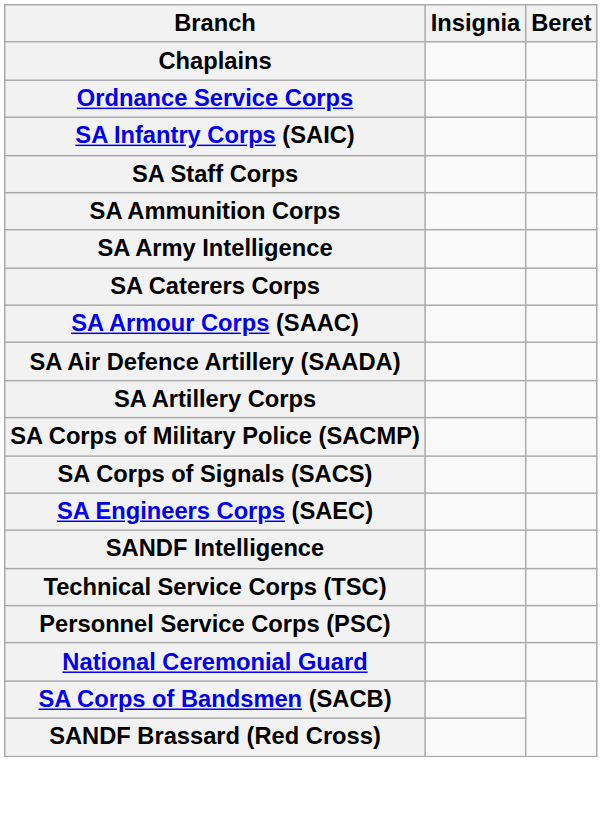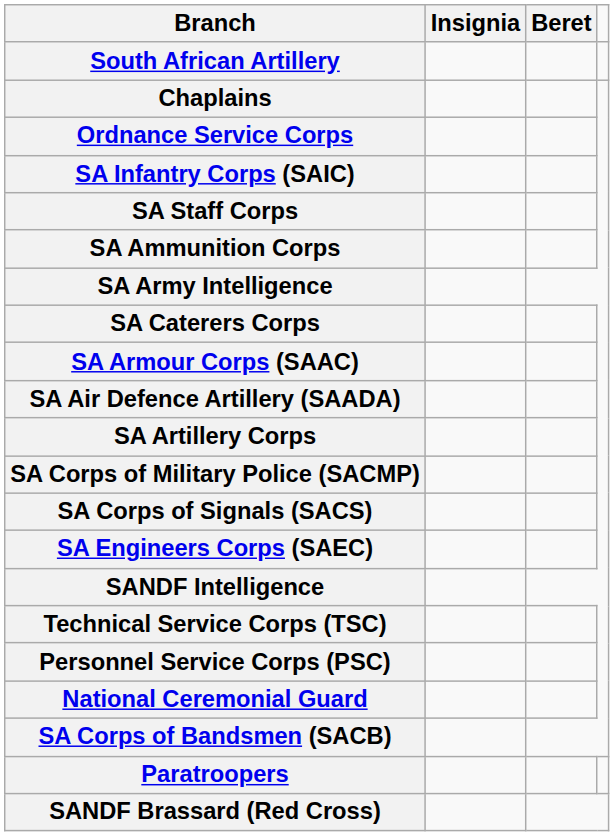+ row: (215, 60)
+ row: (215, 774)
